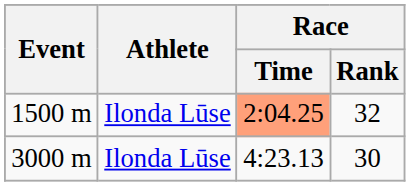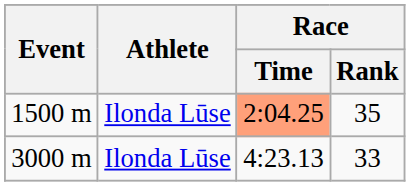(367, 114) 32 -> (367, 114) 35
(367, 158) 30 -> (367, 158) 33
